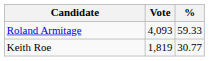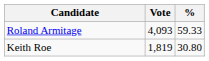(190, 47) 30.77 -> (190, 47) 30.80
